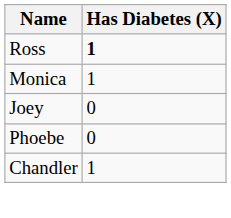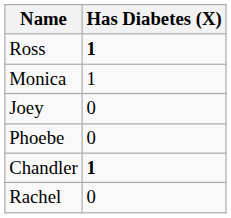(91, 167) normal -> (91, 167) bold
+ row: (35, 197)
